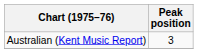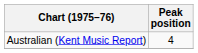(171, 40) 3 -> (171, 40) 4
